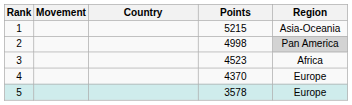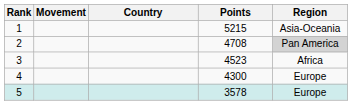(235, 45) 4998 -> (235, 45) 4708
(235, 76) 4370 -> (235, 76) 4300
